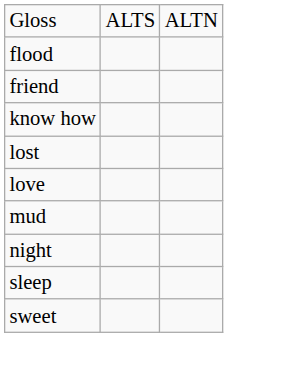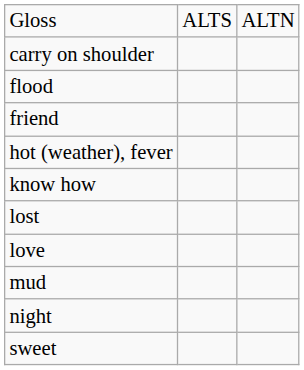+ row: (82, 53)
+ row: (91, 151)
- row: (31, 282)
